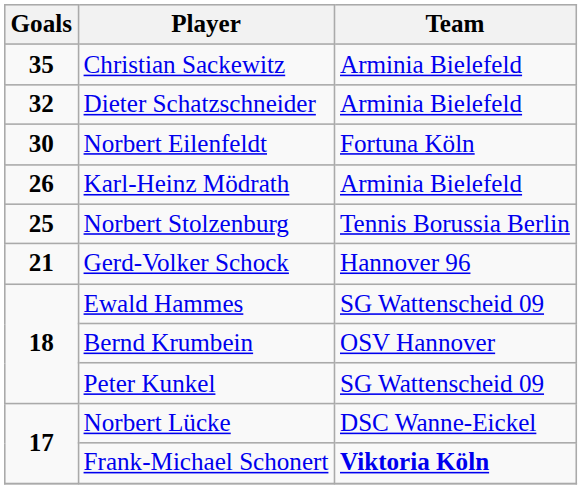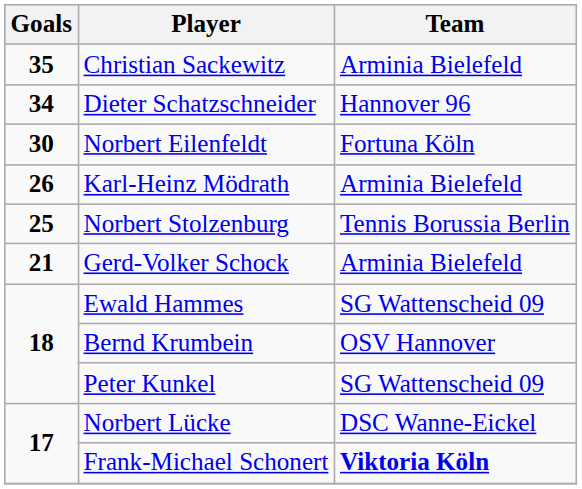(41, 104) 32 -> (41, 104) 34
(431, 104) Arminia Bielefeld -> (405, 104) Hannover 96
(405, 263) Hannover 96 -> (431, 263) Arminia Bielefeld
